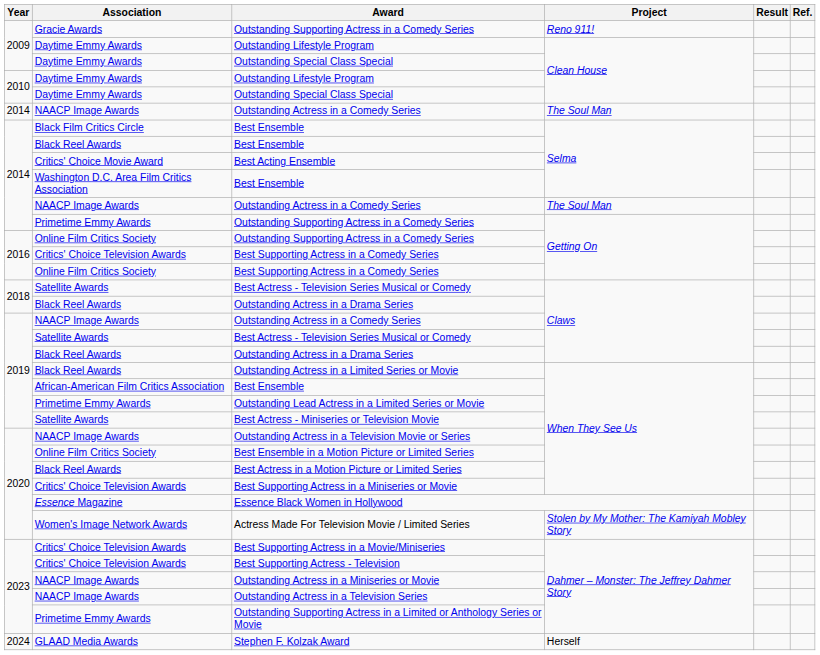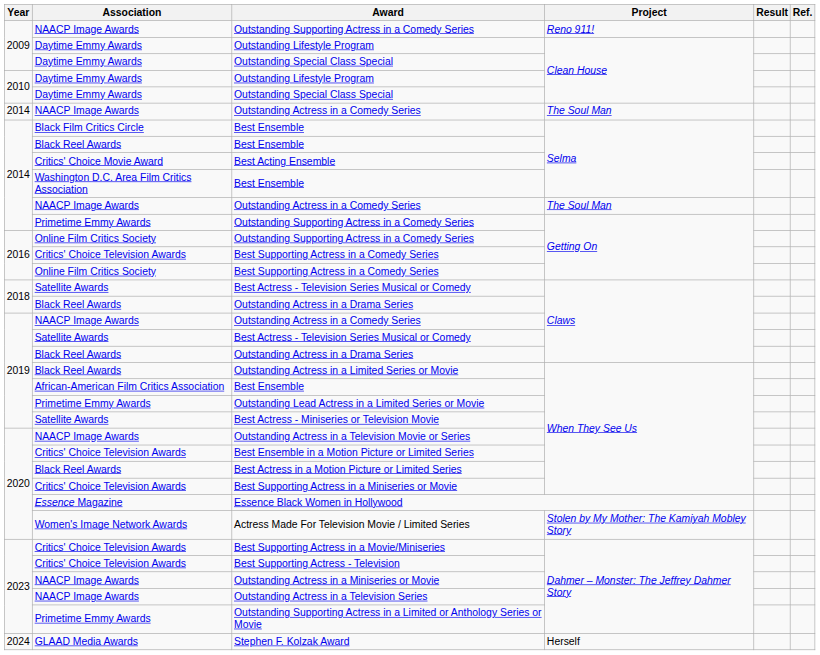(68, 29) Gracie Awards -> (87, 29) NAACP Image Awards
(95, 453) Online Film Critics Society -> (110, 453) Critics' Choice Television Awards
